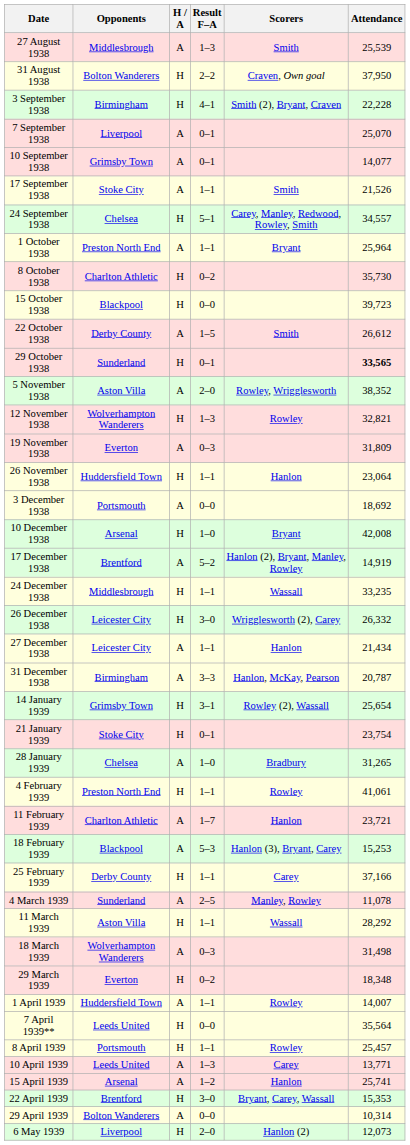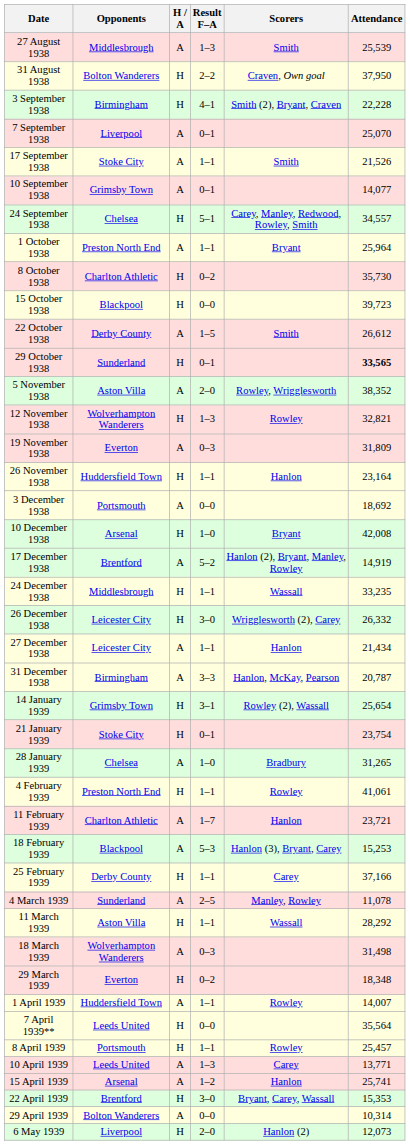rows swapped: (39, 161) <-> (39, 190)
(377, 476) 23,064 -> (377, 476) 23,164
